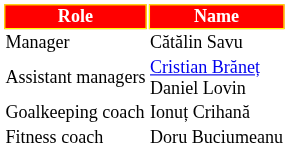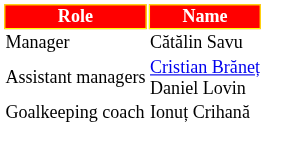- row: (54, 137)
